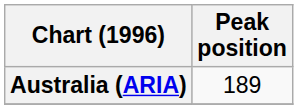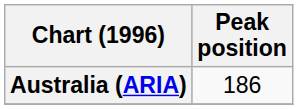(242, 85) 189 -> (242, 85) 186
